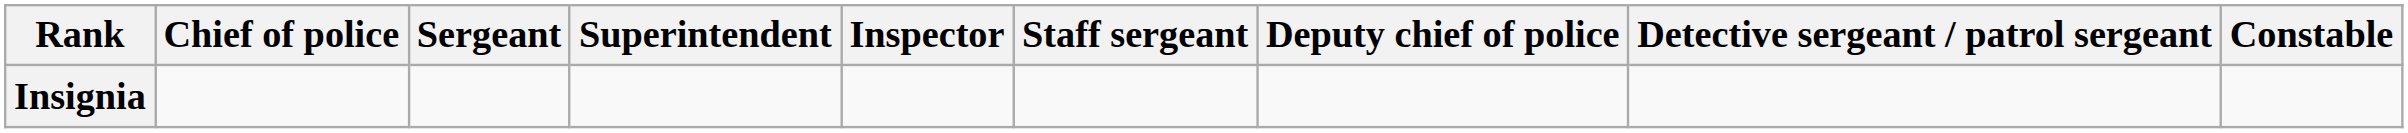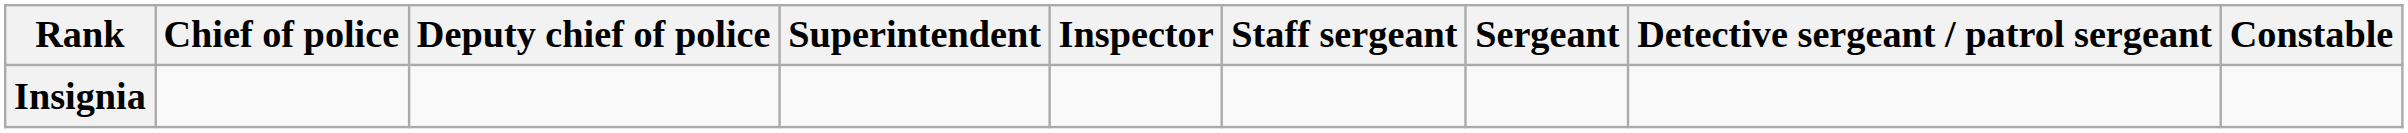columns swapped: (1443, 34) <-> (489, 34)
